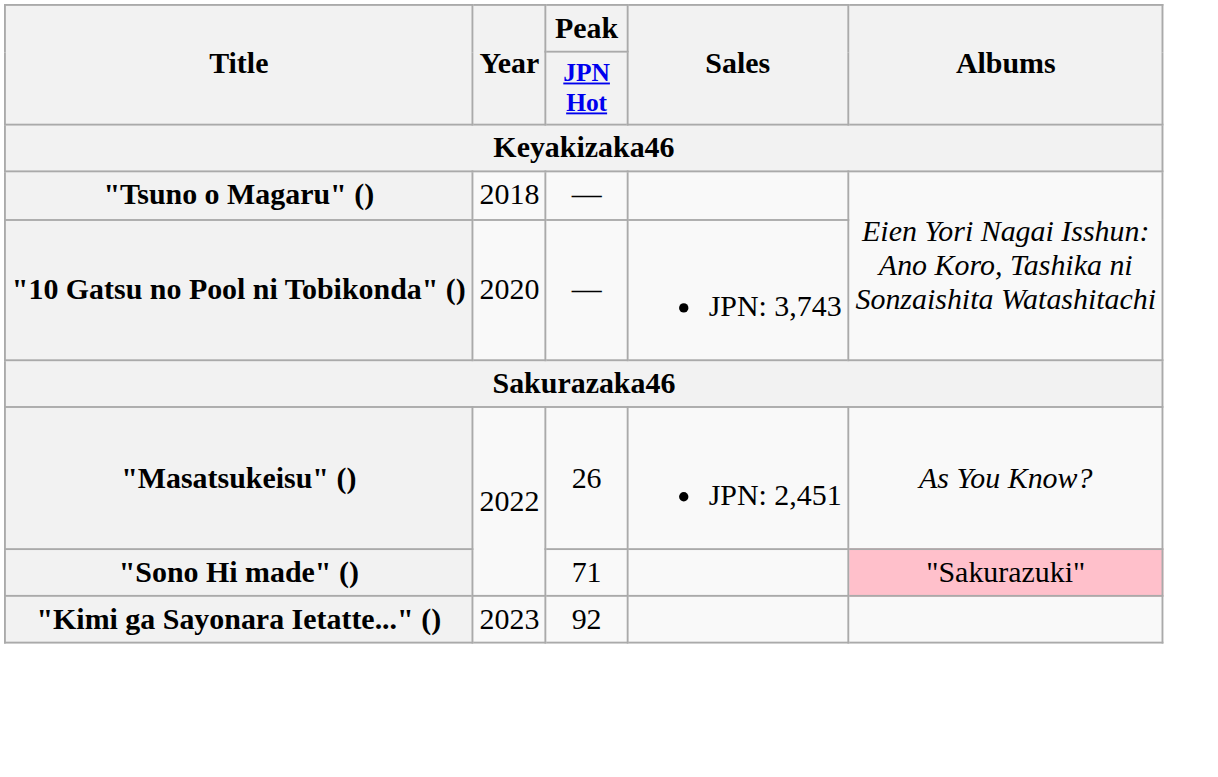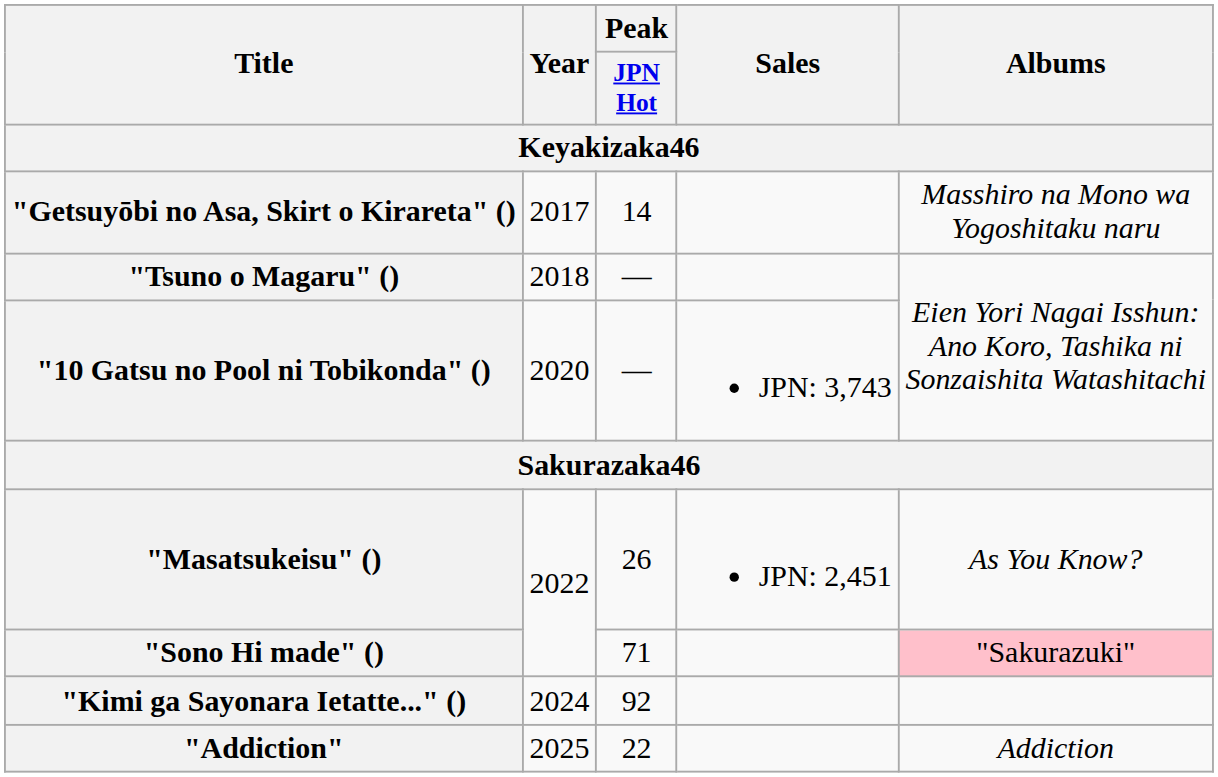+ row: (264, 211)
(509, 619) 2023 -> (559, 700) 2024
+ row: (264, 747)
